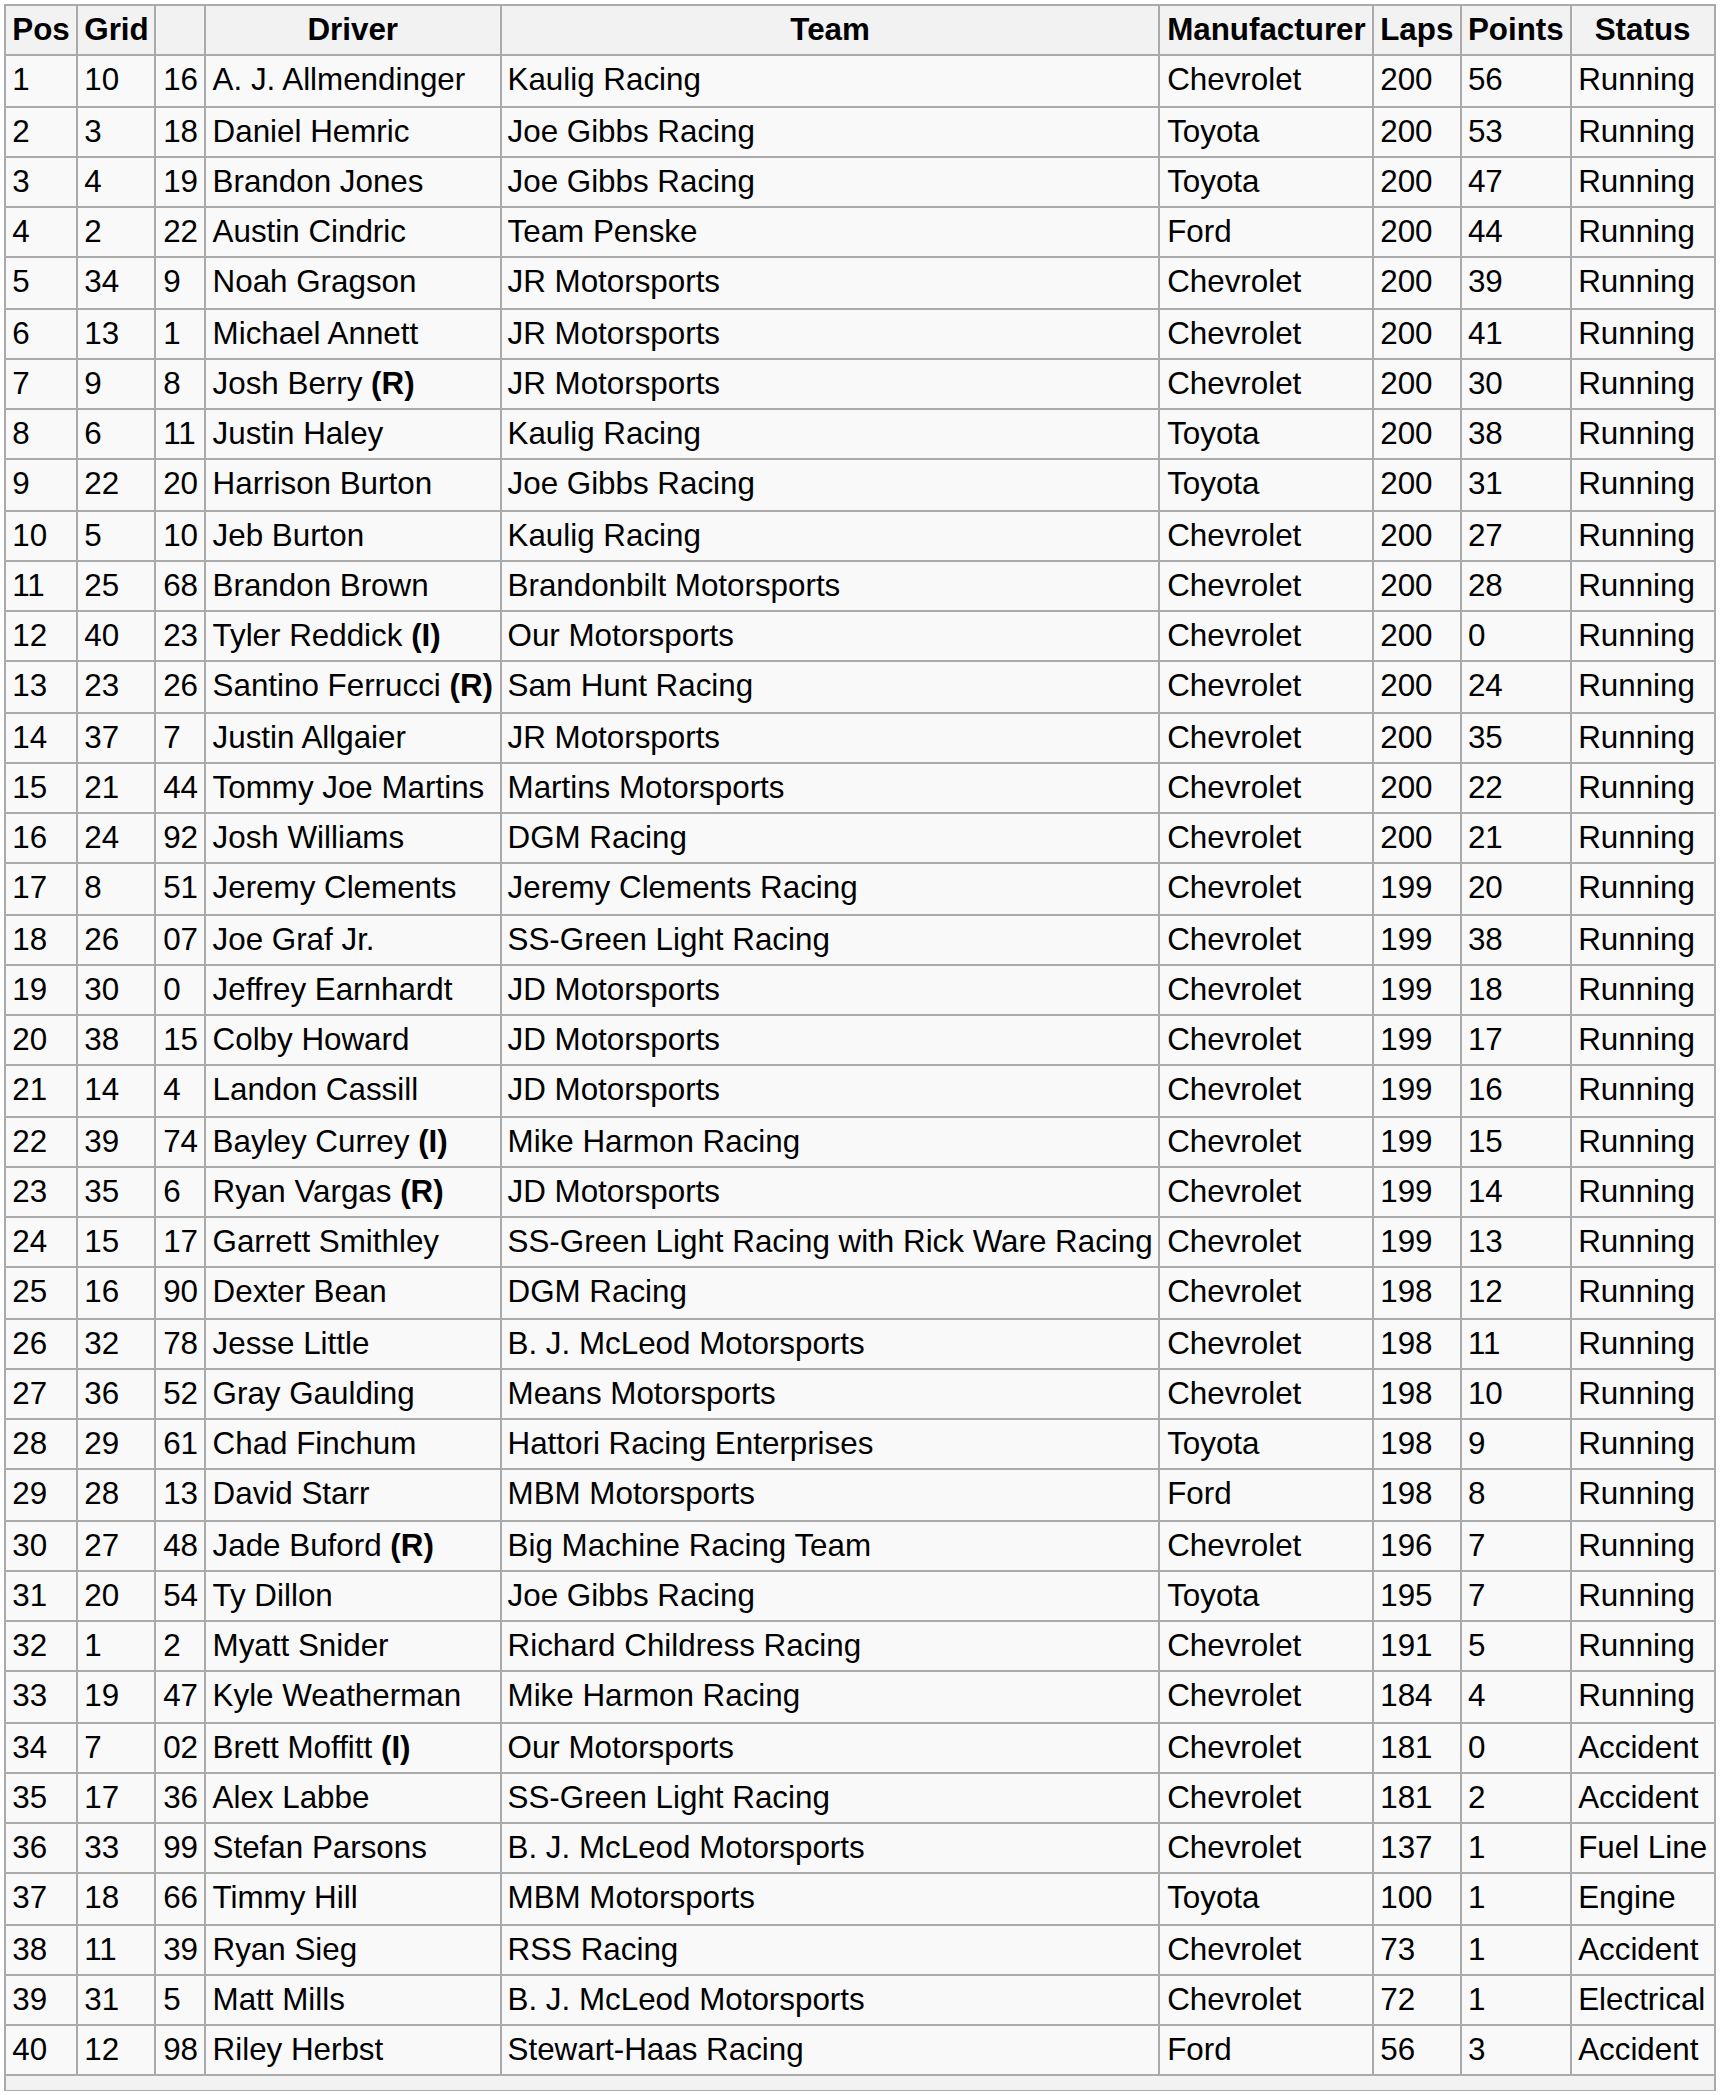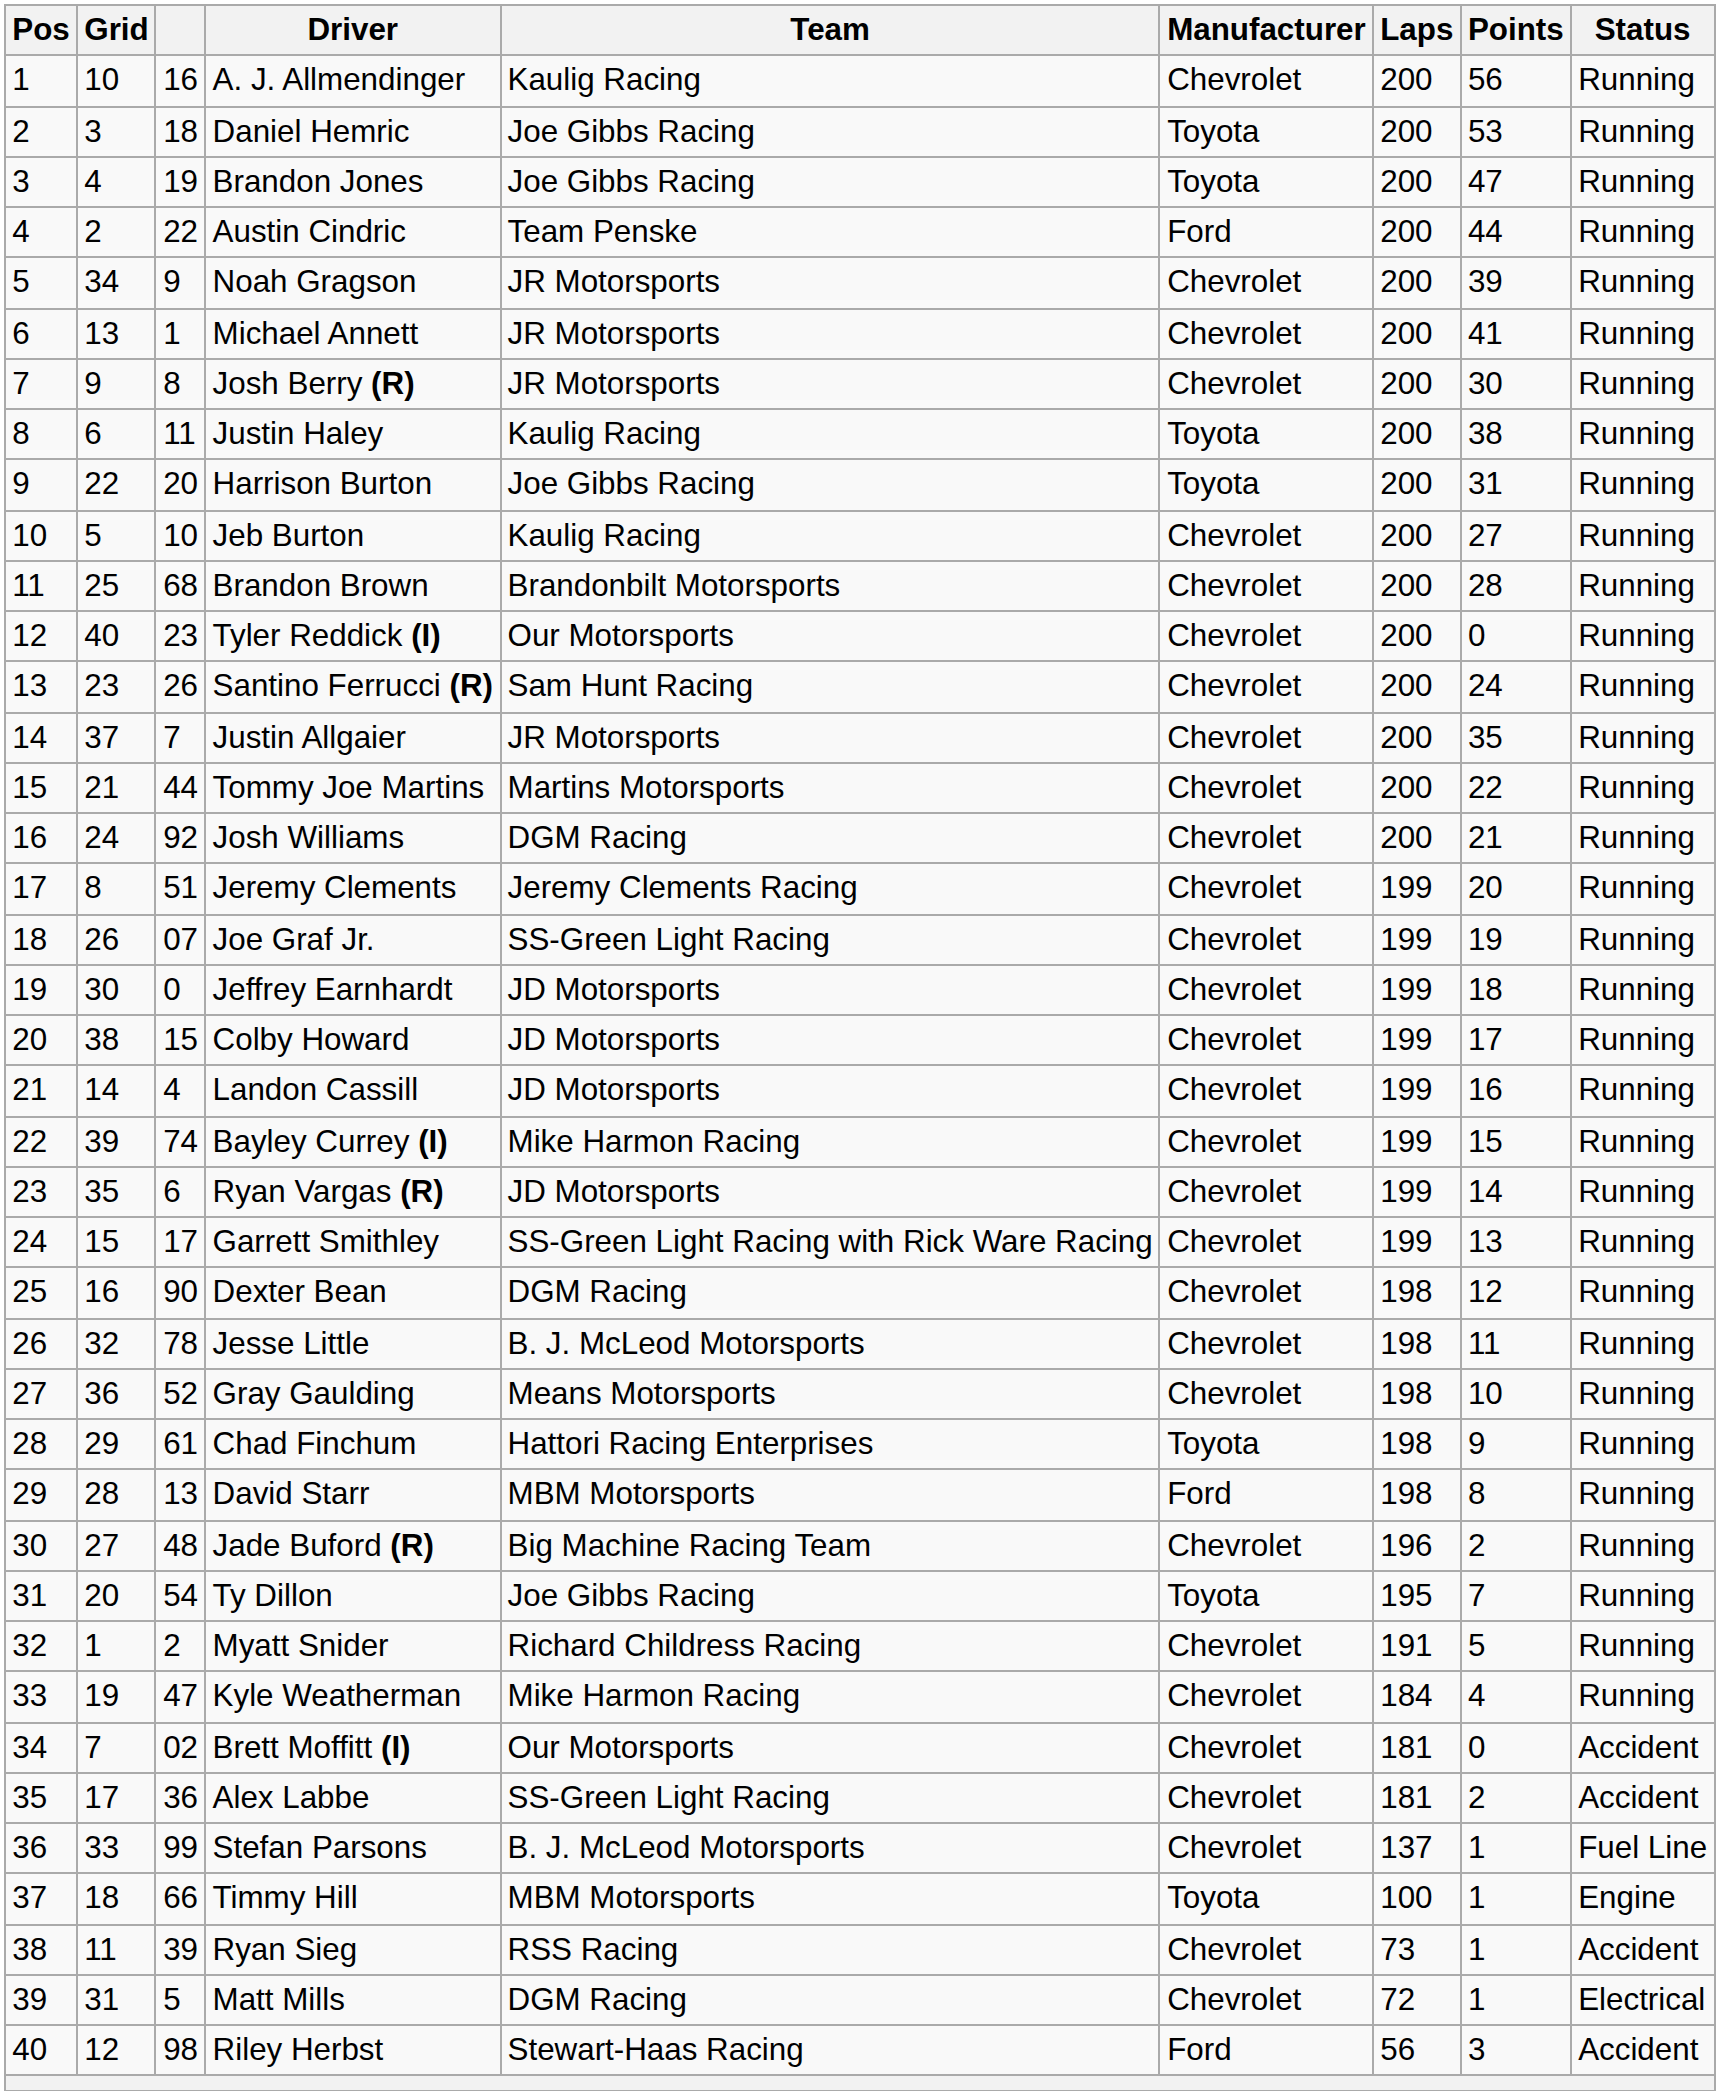(1485, 938) 38 -> (1485, 938) 19
(1477, 1544) 7 -> (1477, 1544) 2
(686, 1998) B. J. McLeod Motorsports -> (597, 1998) DGM Racing
